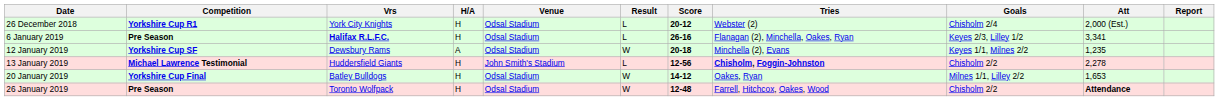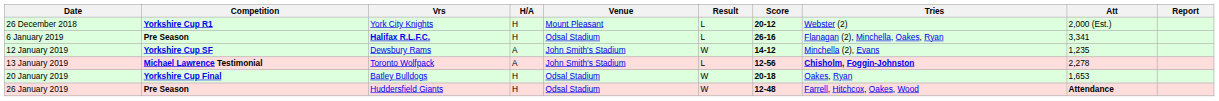- column: (1015, 10)
(512, 24) Odsal Stadium -> (574, 24) Mount Pleasant
(512, 50) Odsal Stadium -> (586, 50) John Smith's Stadium
(681, 50) 20-18 -> (765, 50) 14-12
(366, 63) Huddersfield Giants -> (402, 63) Toronto Wolfpack
(458, 63) H -> (515, 63) A
(681, 76) 14-12 -> (765, 76) 20-18
(361, 89) Toronto Wolfpack -> (407, 89) Huddersfield Giants
